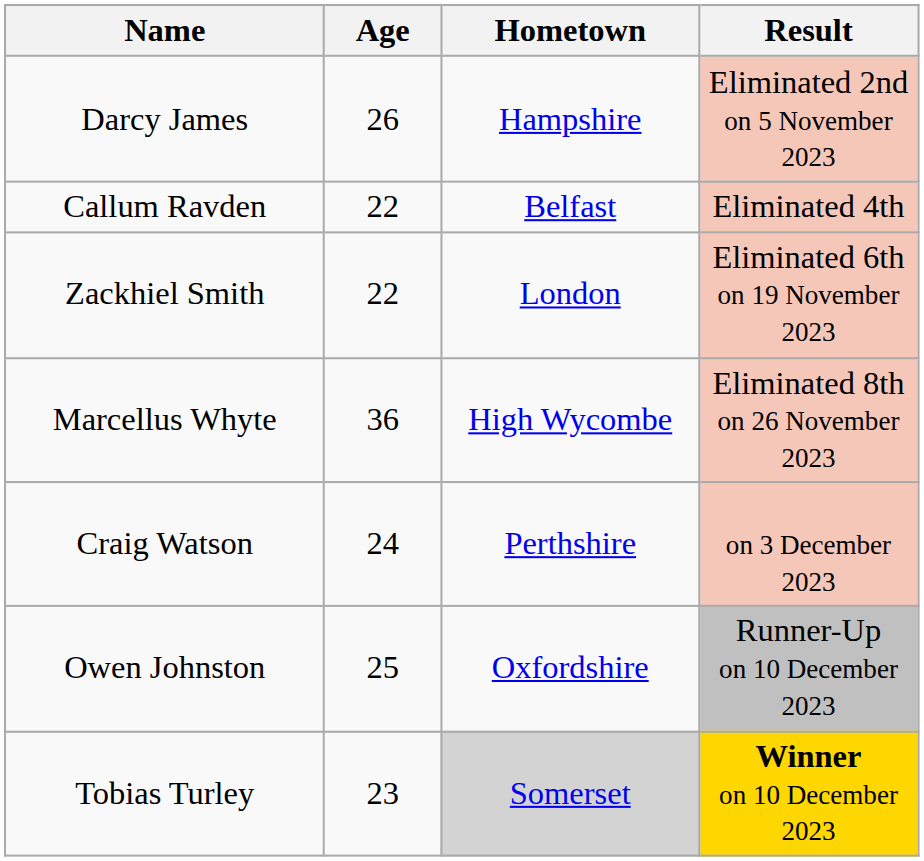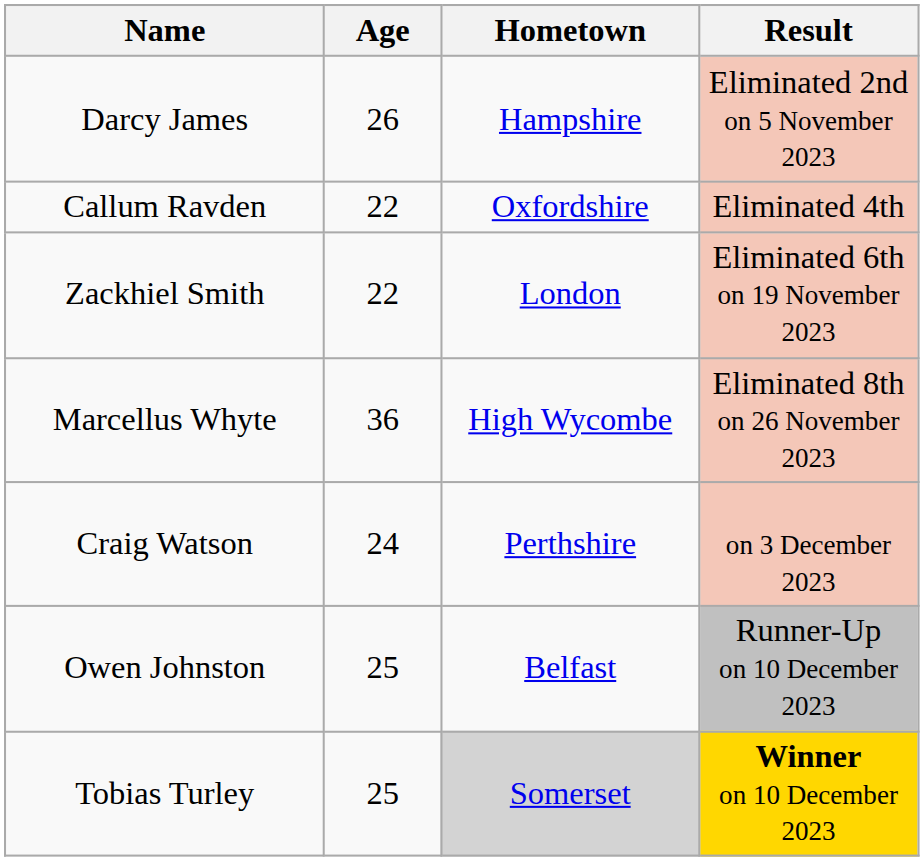(570, 206) Belfast -> (570, 206) Oxfordshire
(570, 668) Oxfordshire -> (570, 668) Belfast
(383, 792) 23 -> (383, 792) 25
